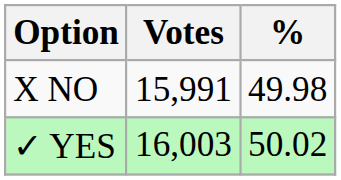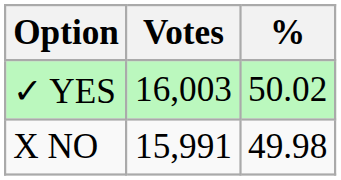rows swapped: (65, 146) <-> (56, 88)
